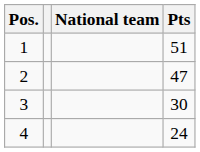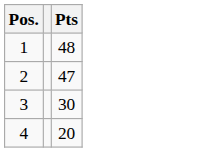- column: (107, 18)
(179, 47) 51 -> (67, 47) 48
(179, 133) 24 -> (67, 133) 20
